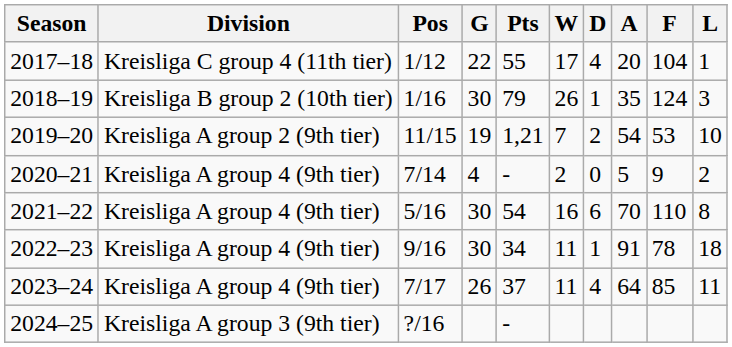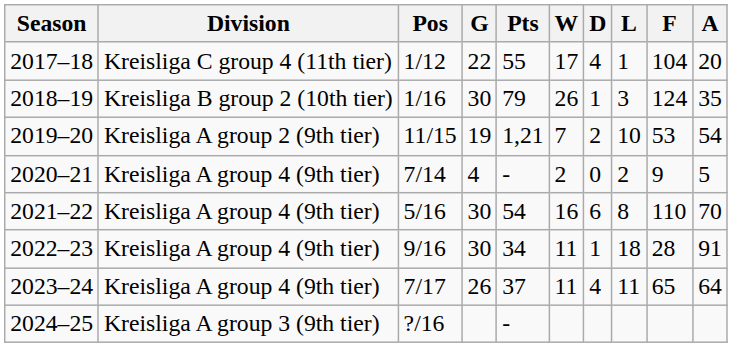columns swapped: (710, 23) <-> (629, 23)
(664, 248) 78 -> (664, 248) 28
(664, 286) 85 -> (664, 286) 65
